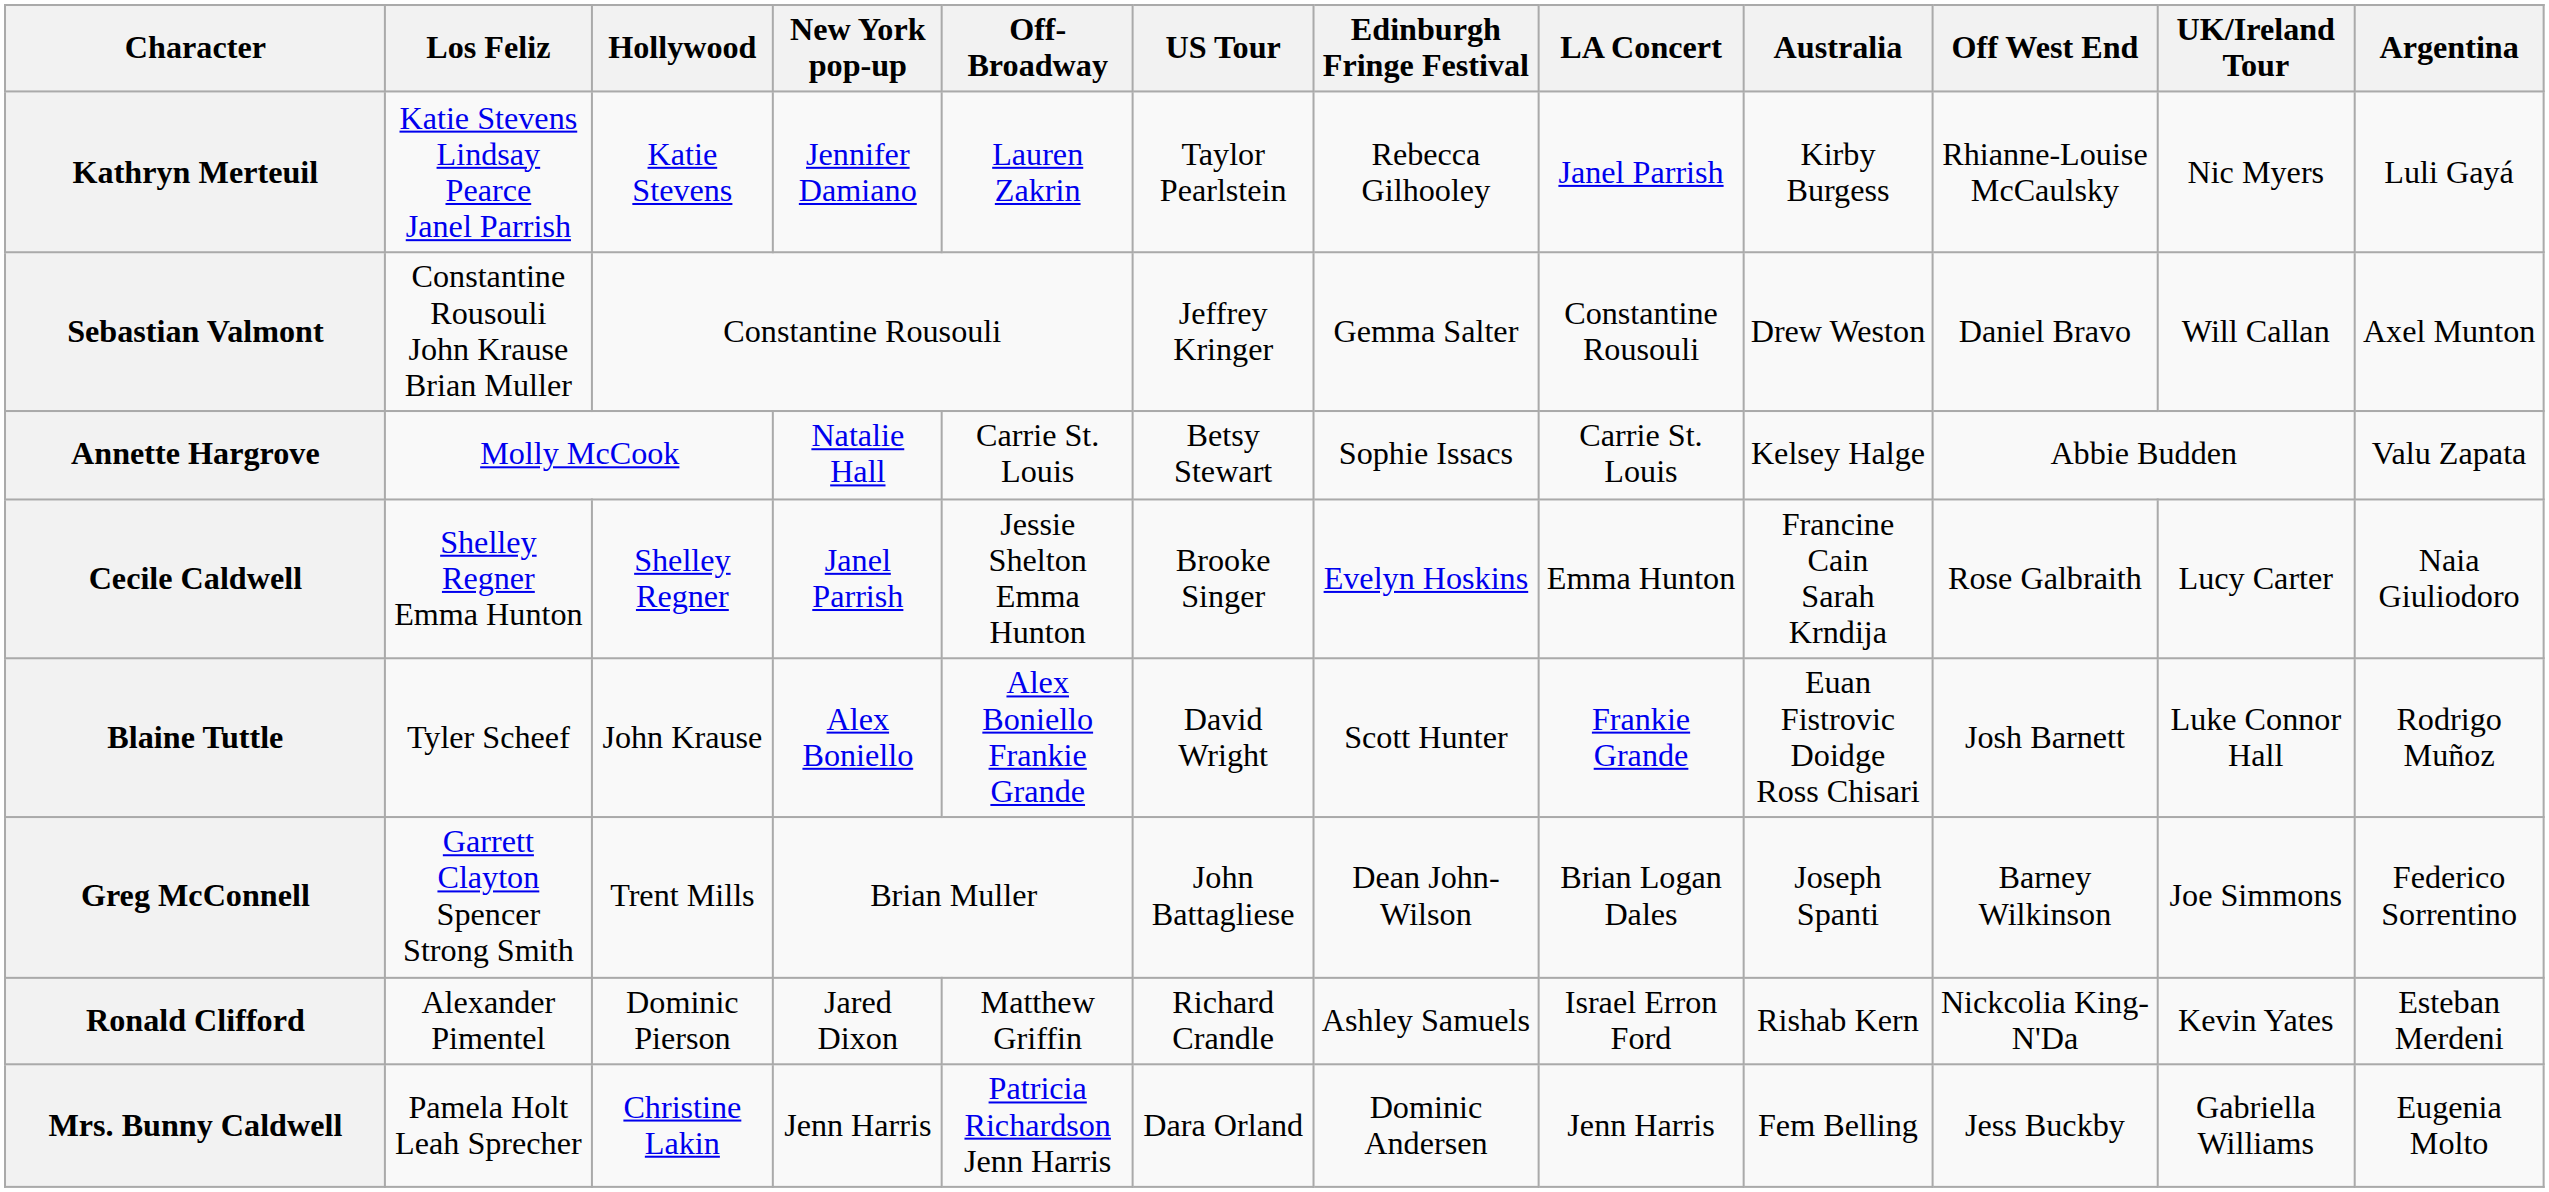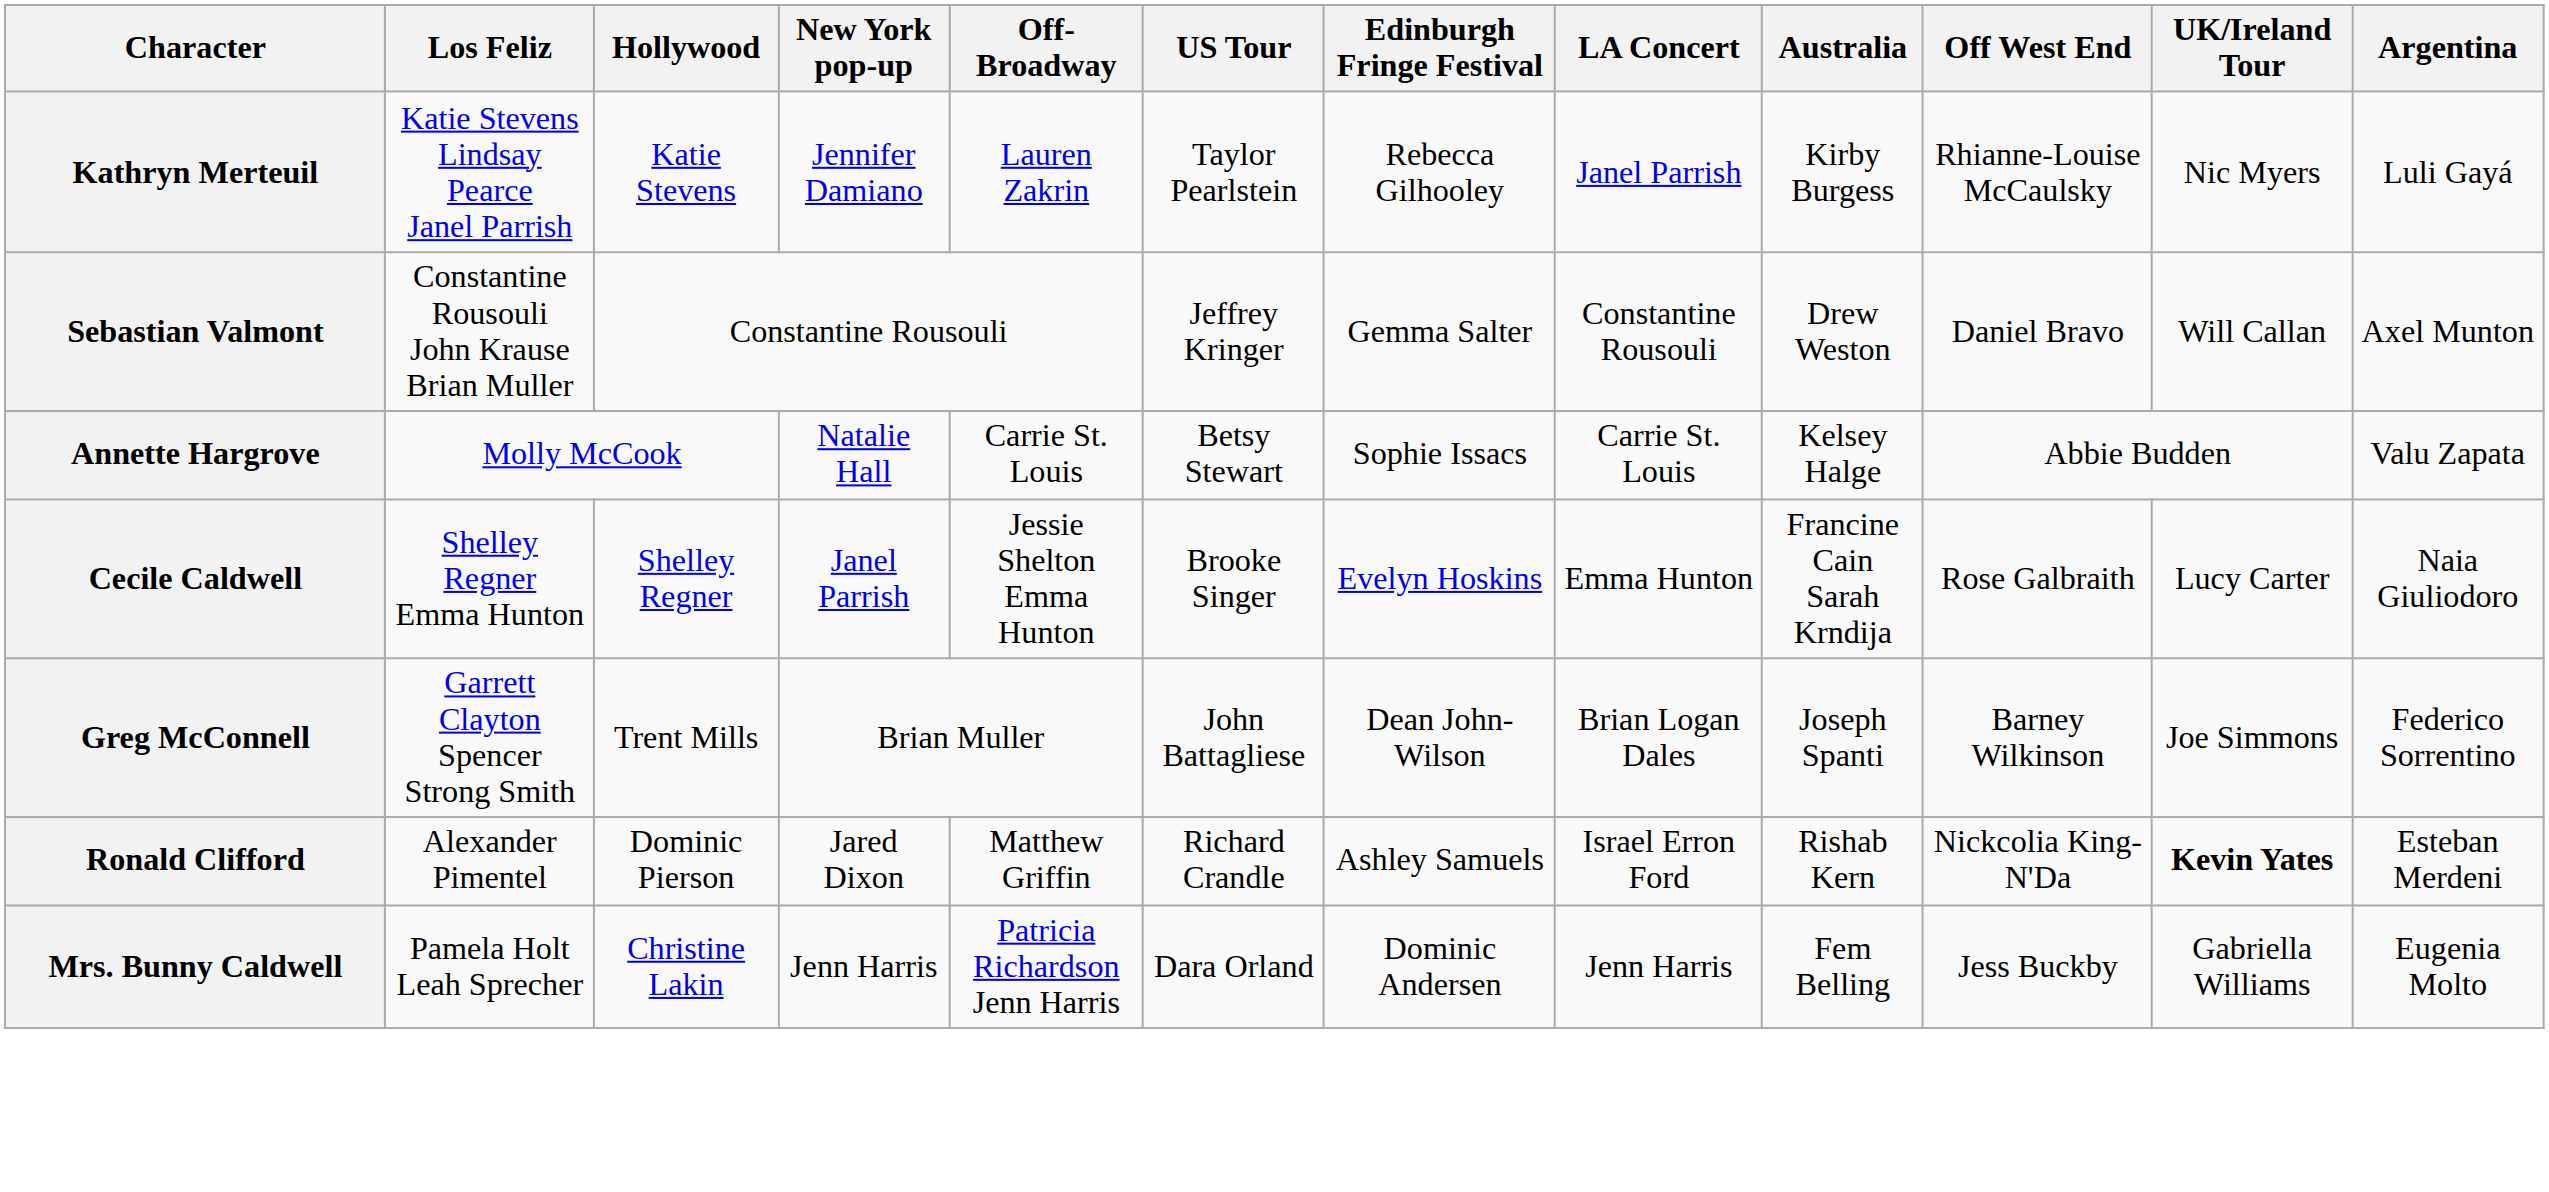- row: (195, 737)
(2256, 1020) normal -> (2252, 860) bold
